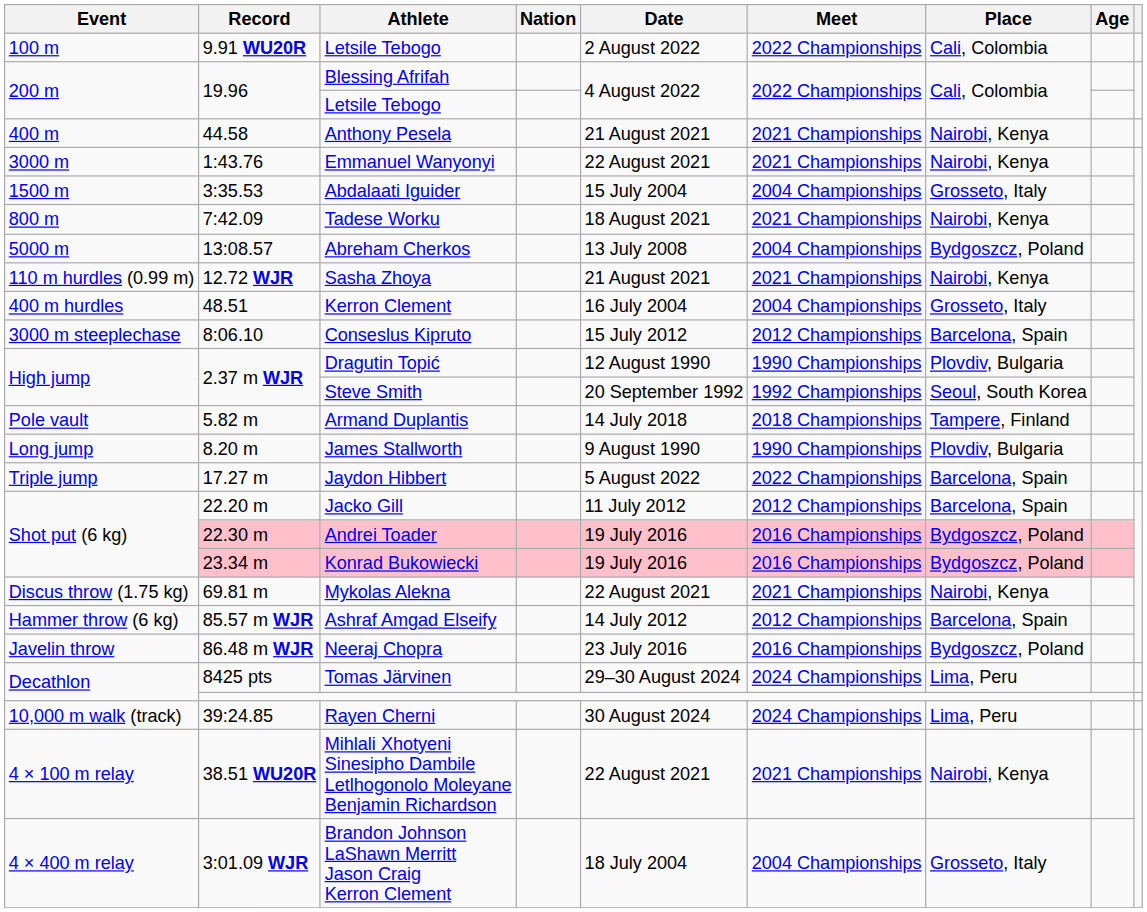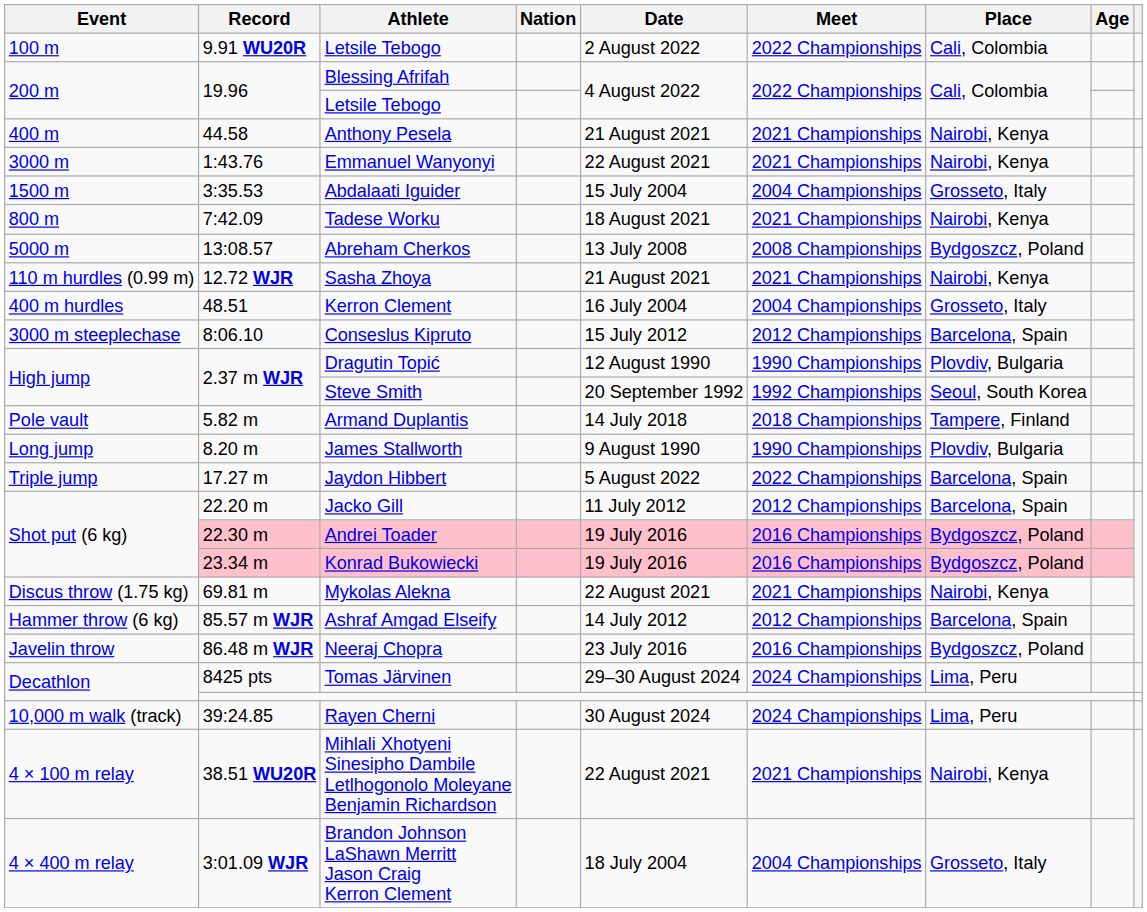(837, 248) 2004 Championships -> (837, 248) 2008 Championships
